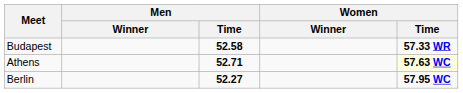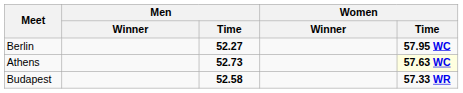rows swapped: (20, 79) <-> (29, 46)
(229, 63) 52.71 -> (229, 63) 52.73
